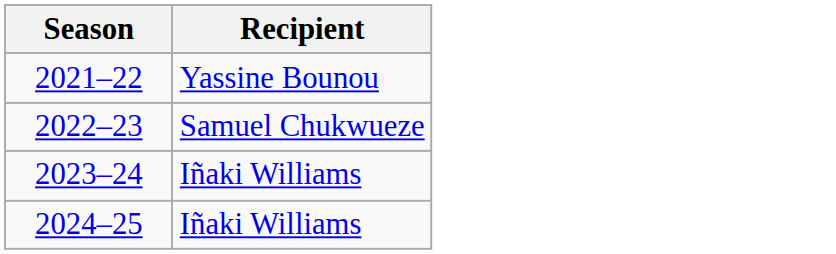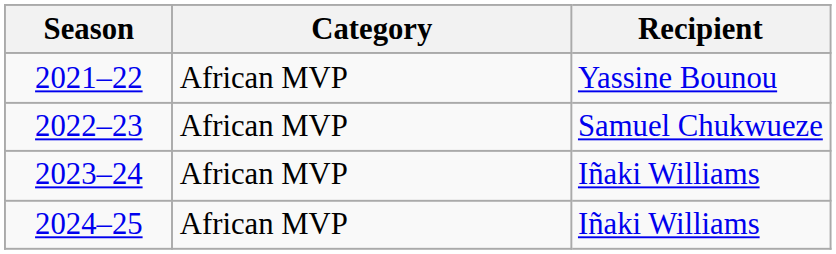+ column: (372, 28)
